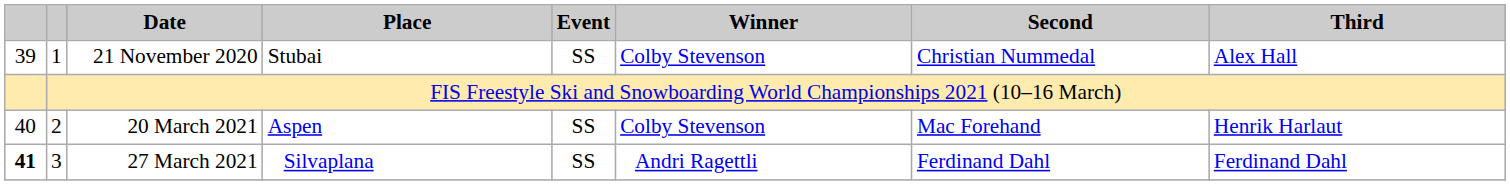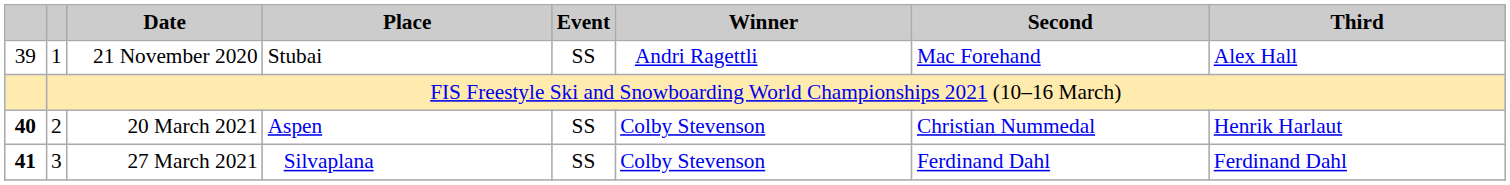(693, 56) Colby Stevenson -> (689, 56) Andri Ragettli
(1006, 56) Christian Nummedal -> (979, 56) Mac Forehand
(25, 126) normal -> (25, 126) bold
(979, 126) Mac Forehand -> (1006, 126) Christian Nummedal
(689, 161) Andri Ragettli -> (693, 161) Colby Stevenson
